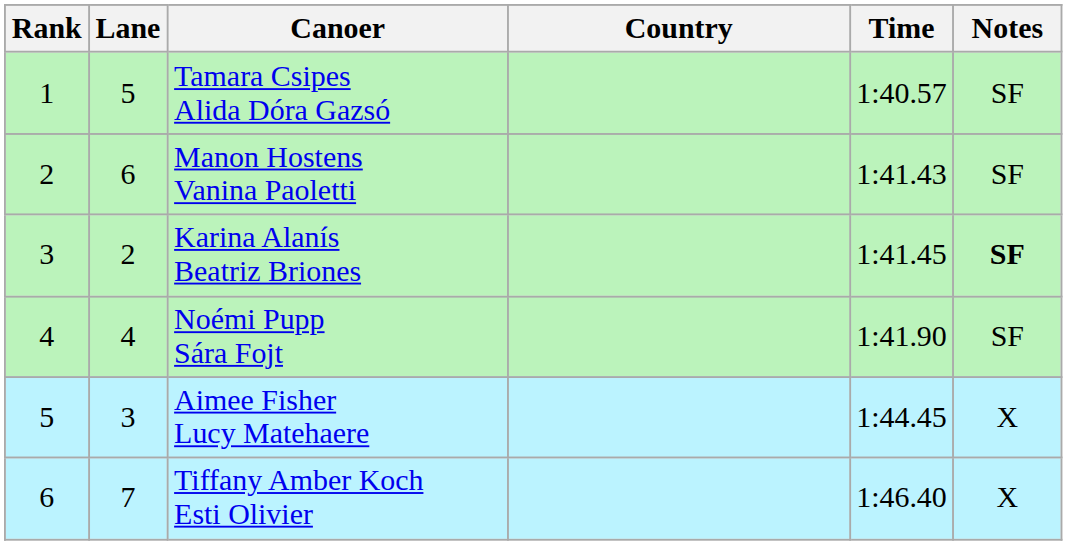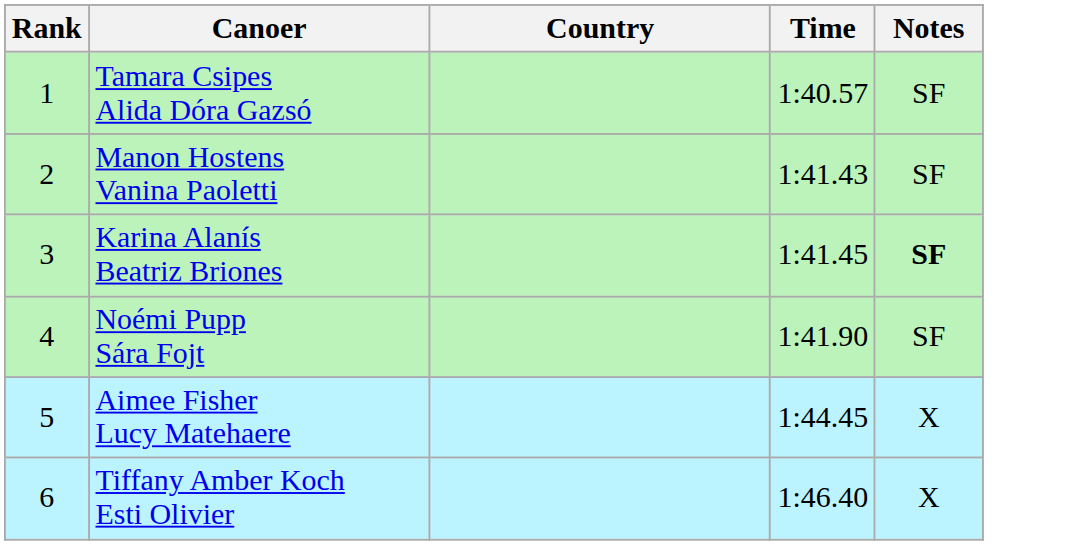- column: (128, 28)
